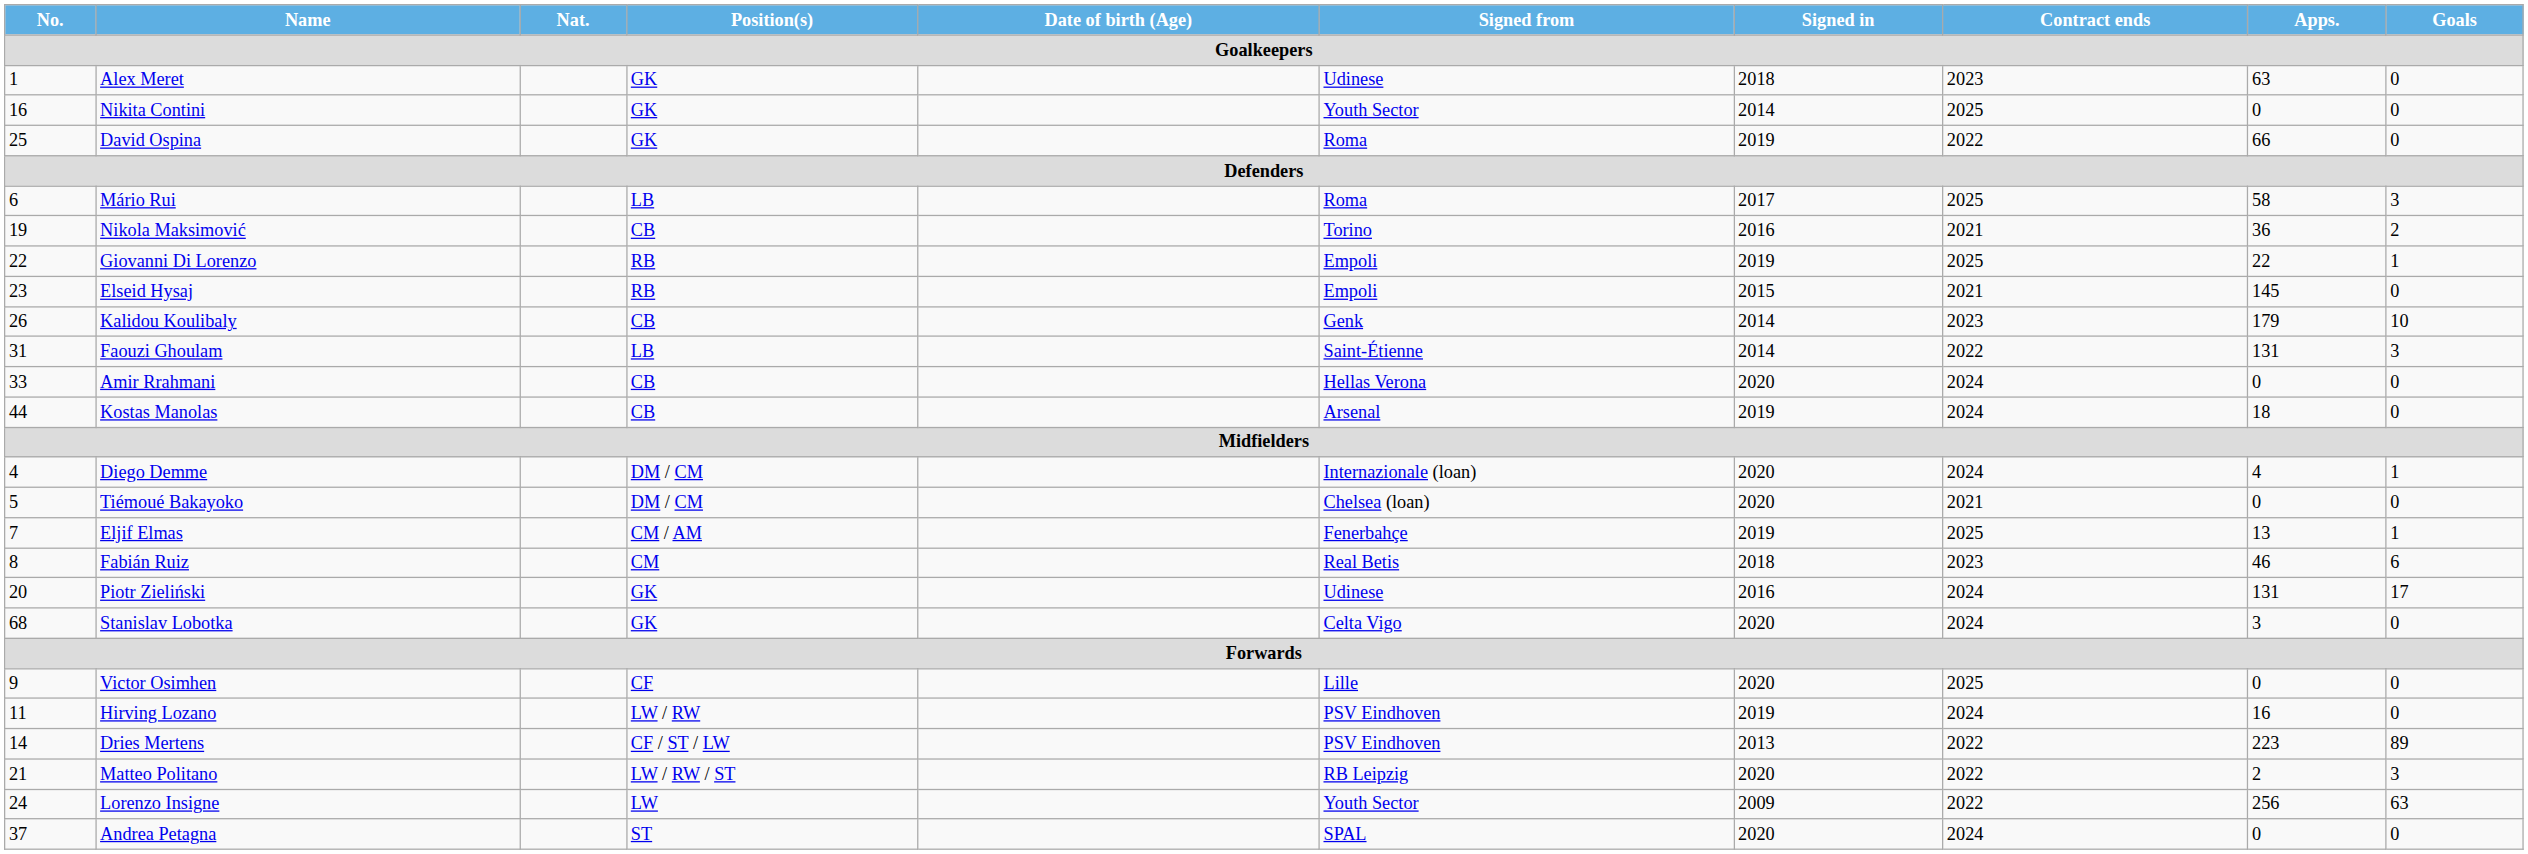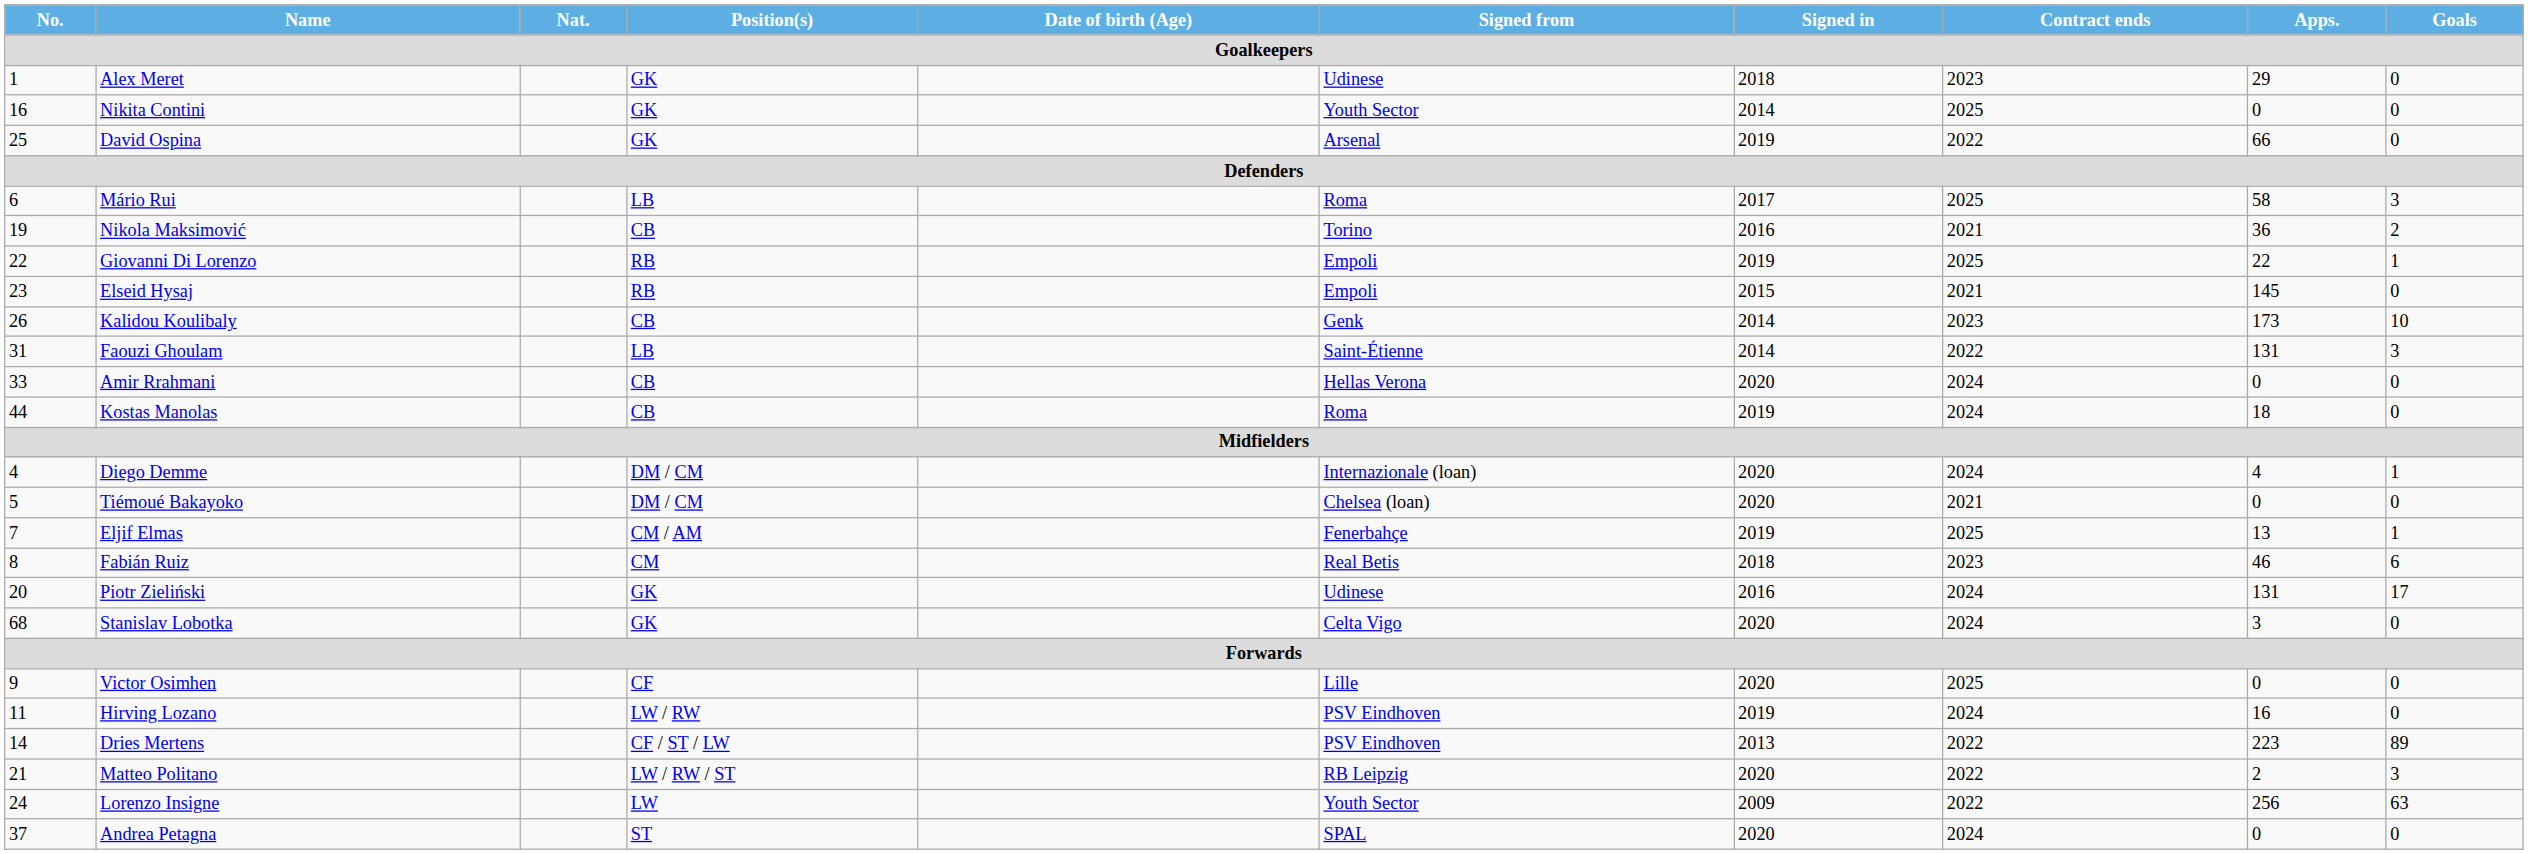(2261, 80) 63 -> (2261, 80) 29
(1345, 140) Roma -> (1352, 140) Arsenal
(2266, 321) 179 -> (2266, 321) 173
(1352, 412) Arsenal -> (1345, 412) Roma
